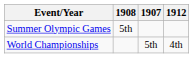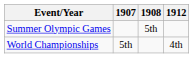columns swapped: (151, 12) <-> (126, 12)
